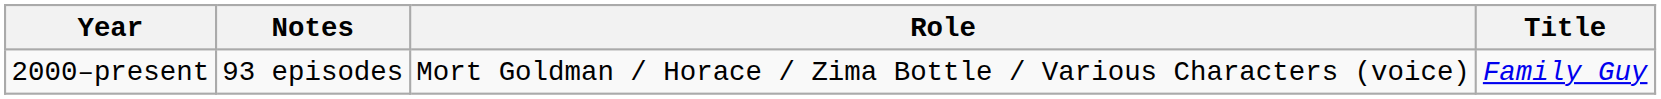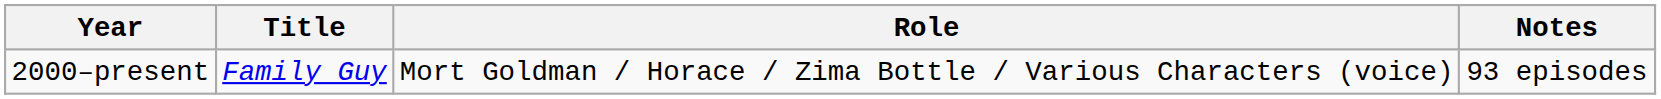columns swapped: (1565, 27) <-> (313, 27)
